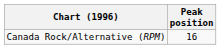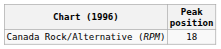(192, 37) 16 -> (192, 37) 18
